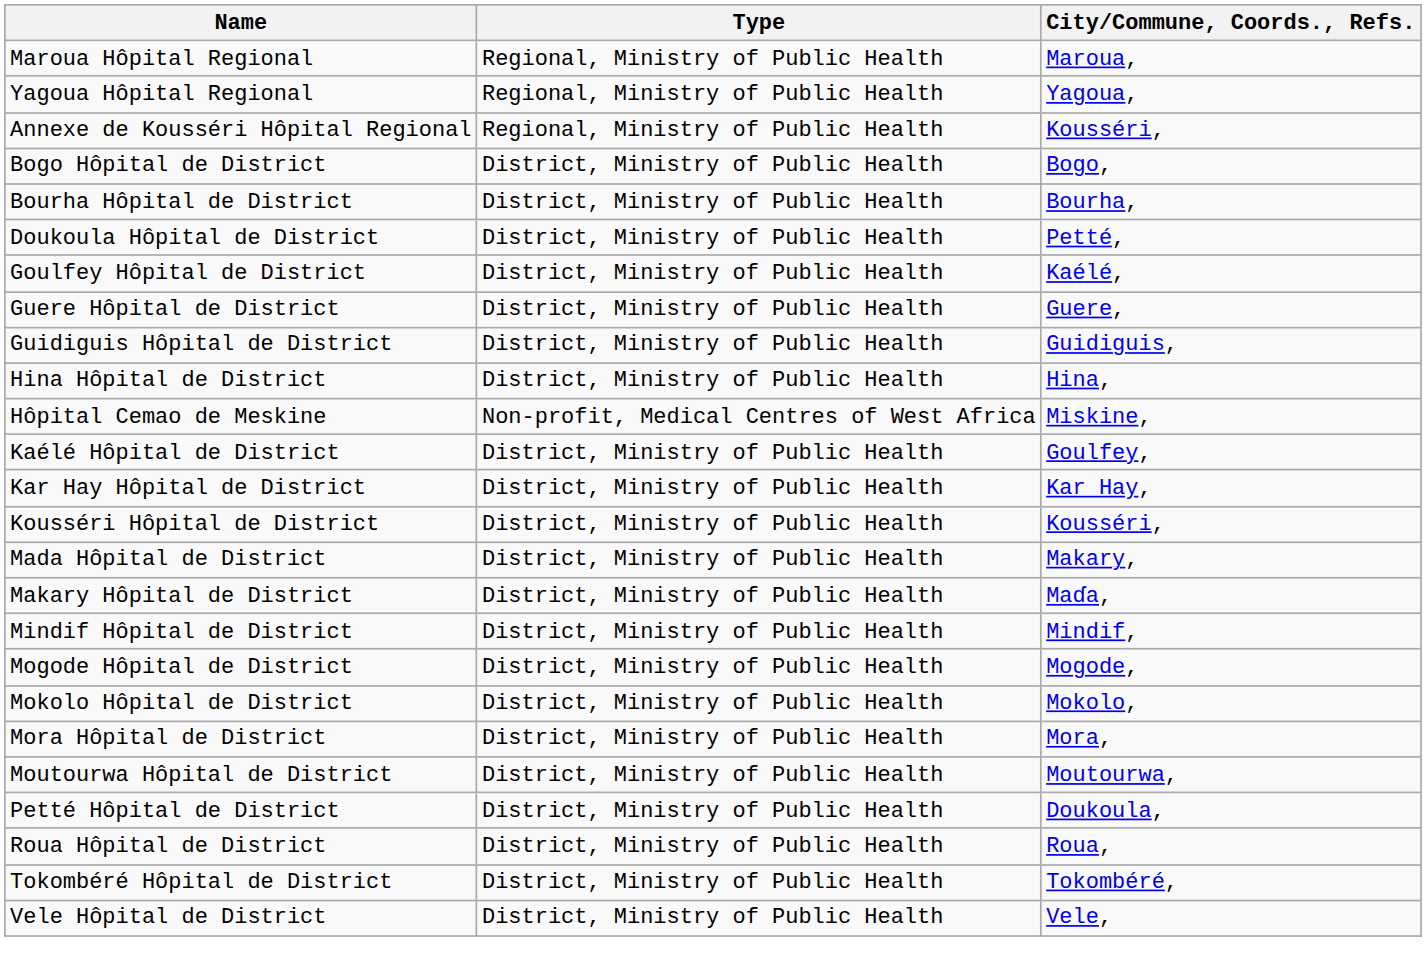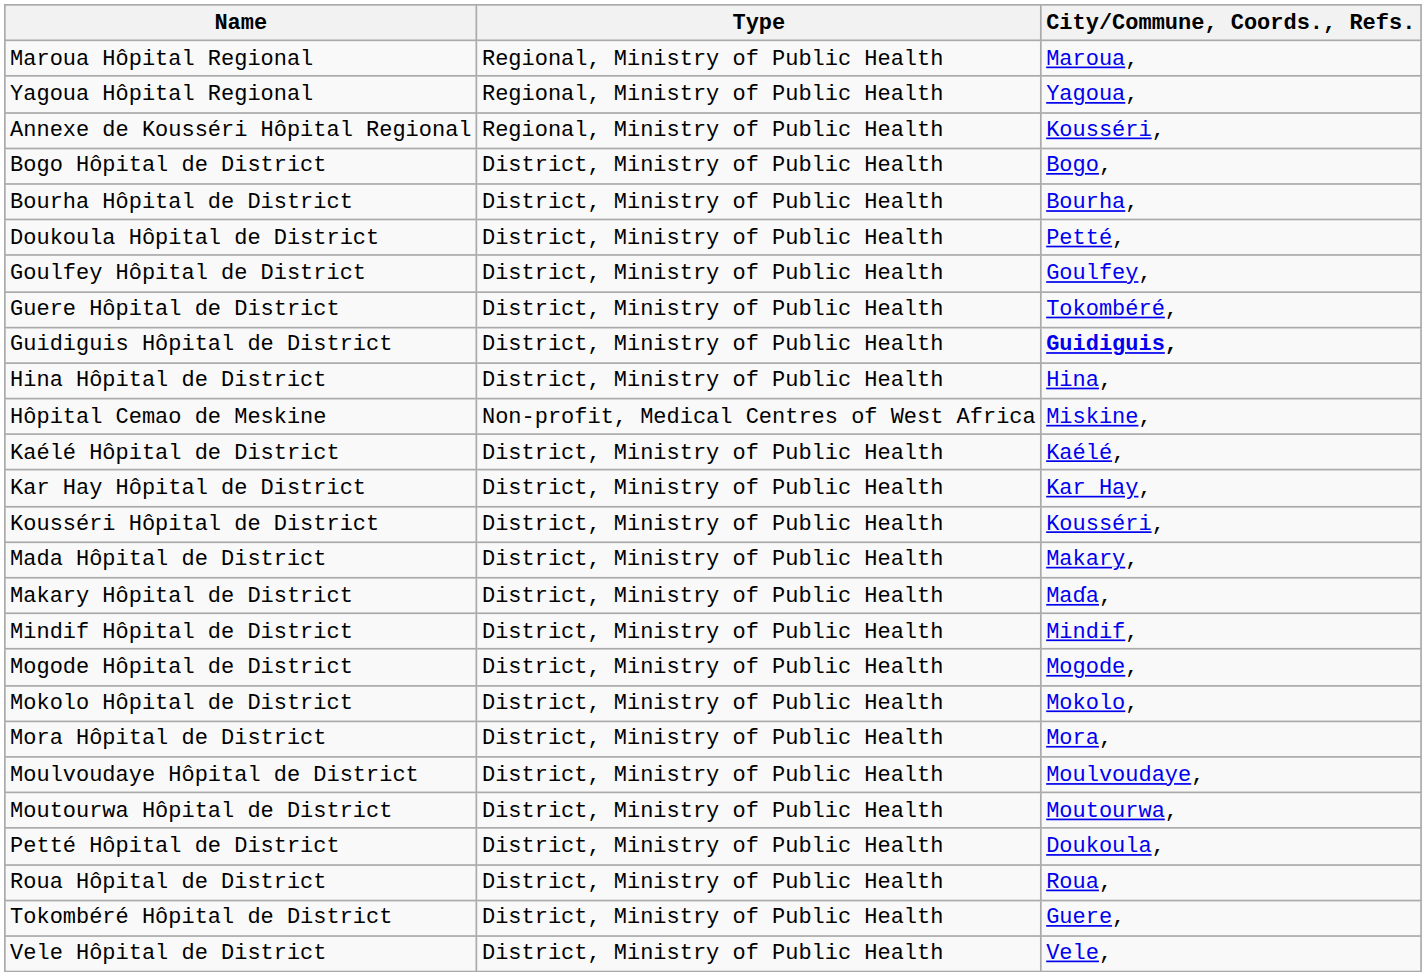(1086, 273) Kaélé, -> (1099, 273) Goulfey,
(1086, 309) Guere, -> (1112, 309) Tokombéré,
(1112, 345) normal -> (1112, 345) bold
(1099, 452) Goulfey, -> (1086, 452) Kaélé,
+ row: (214, 775)
(1112, 882) Tokombéré, -> (1086, 918) Guere,
